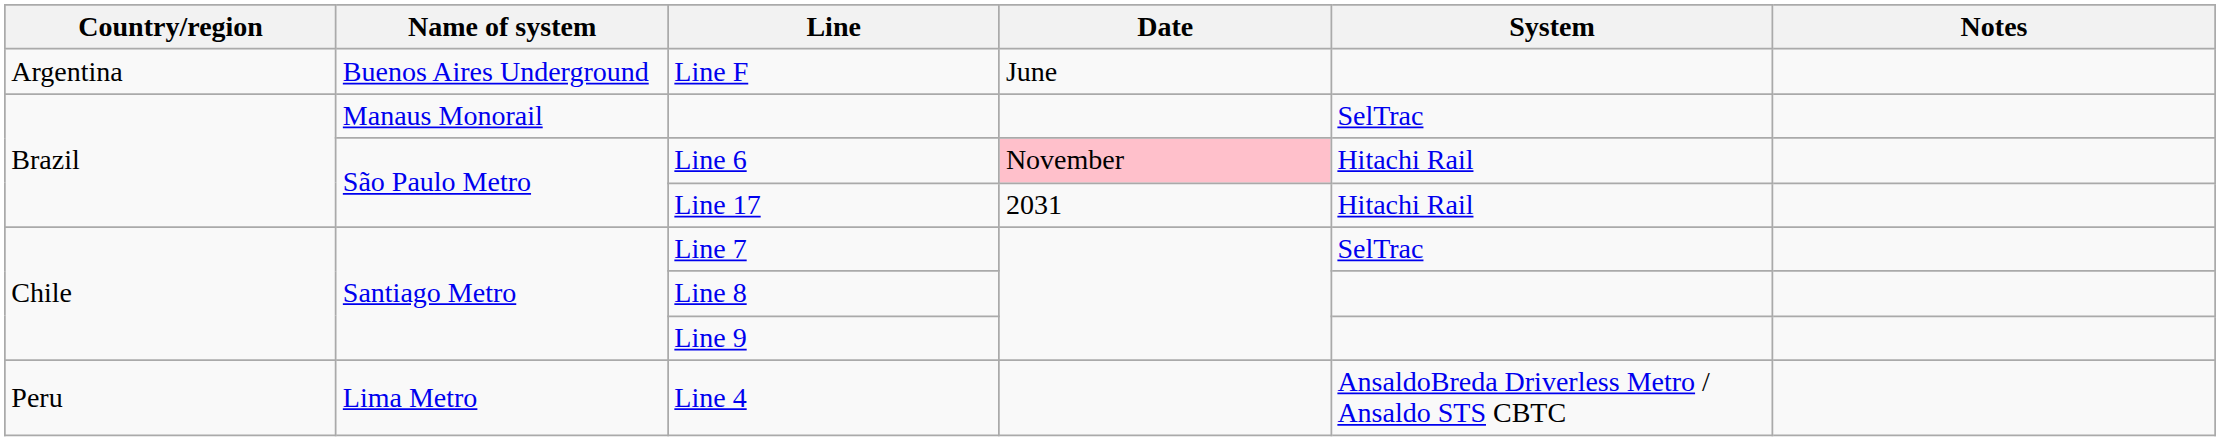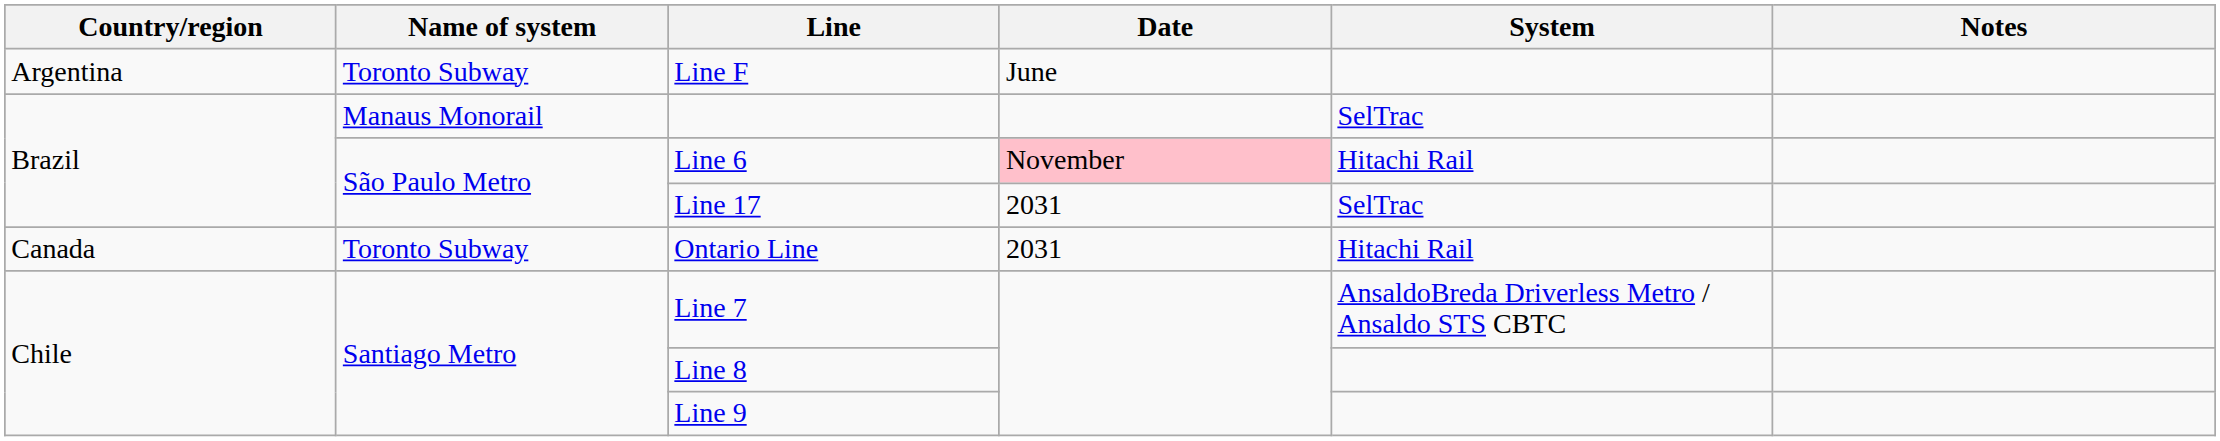(496, 71) Buenos Aires Underground -> (436, 71) Toronto Subway
(1405, 204) Hitachi Rail -> (1380, 204) SelTrac
+ row: (746, 248)
(1380, 248) SelTrac -> (1524, 308) AnsaldoBreda Driverless Metro / Ansaldo STS CBTC
- row: (711, 397)
